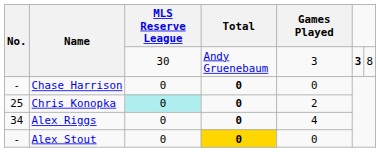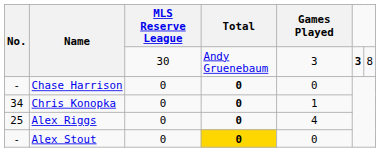(17, 103) 25 -> (17, 103) 34
(163, 103) paleturquoise background -> (163, 103) no background
(314, 103) 2 -> (314, 103) 1
(17, 121) 34 -> (17, 121) 25
